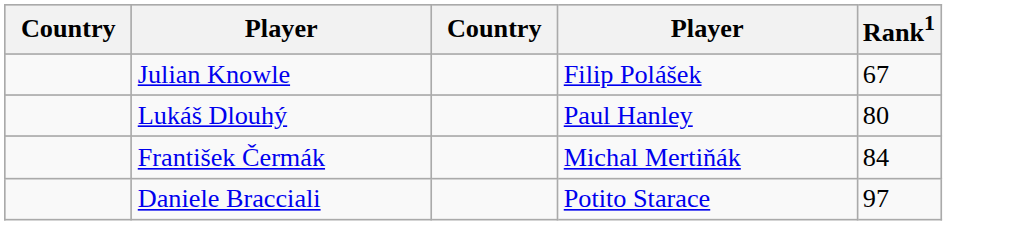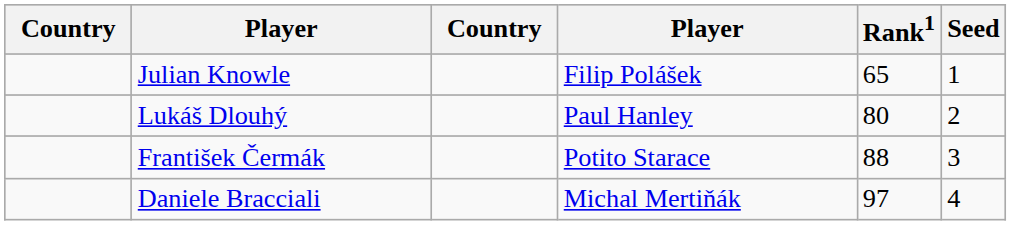+ column: (973, 28)
(876, 74) 67 -> (876, 74) 65
(652, 157) Michal Mertiňák -> (637, 157) Potito Starace
(876, 157) 84 -> (876, 157) 88
(637, 198) Potito Starace -> (652, 198) Michal Mertiňák
